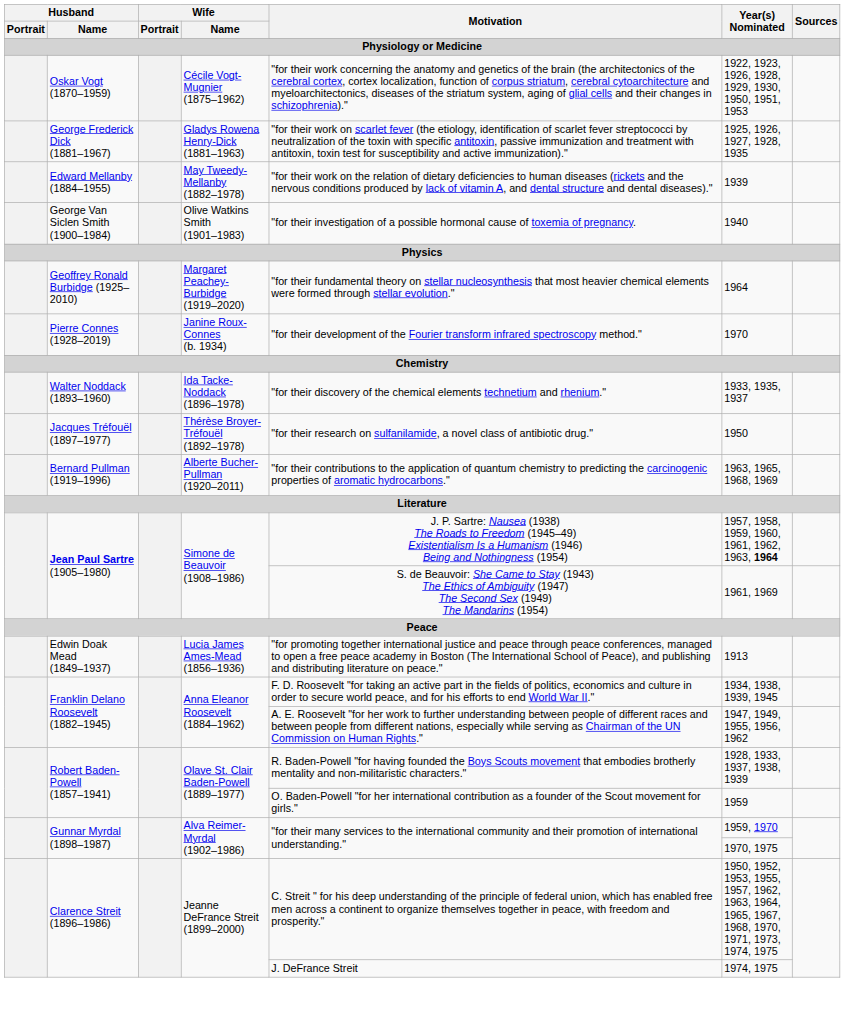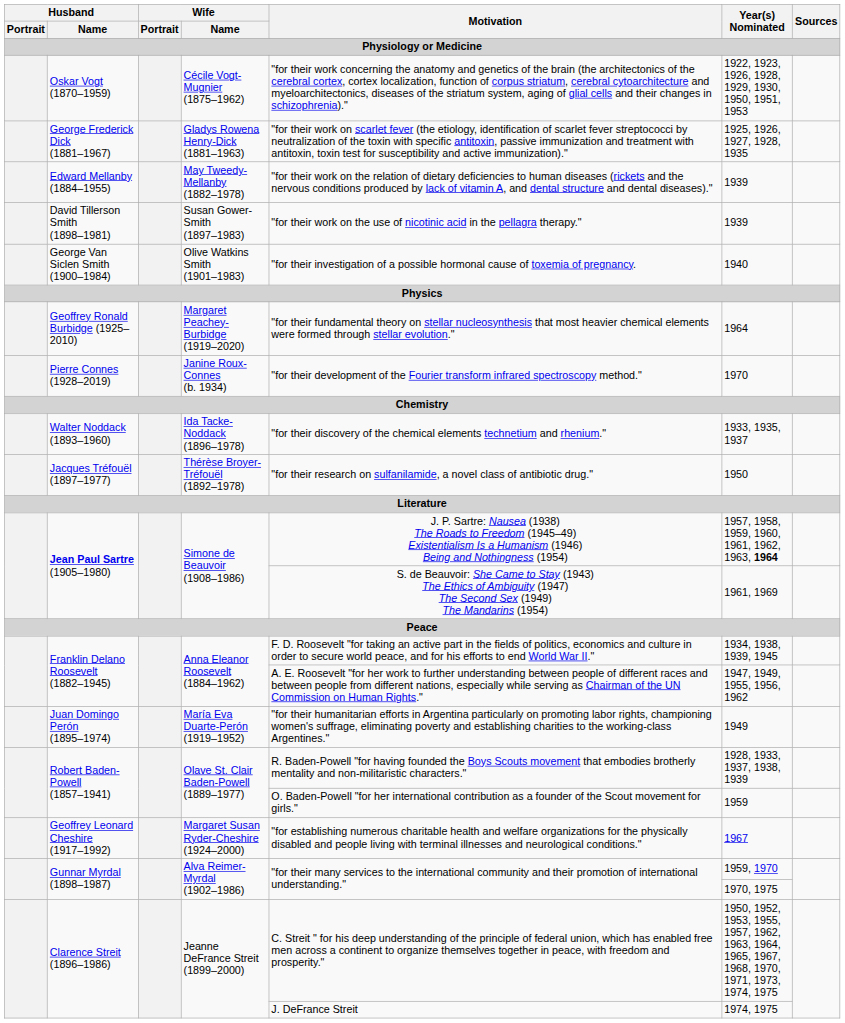+ row: (85, 223)
- row: (90, 475)
- row: (80, 656)
+ row: (84, 726)
+ row: (91, 838)
